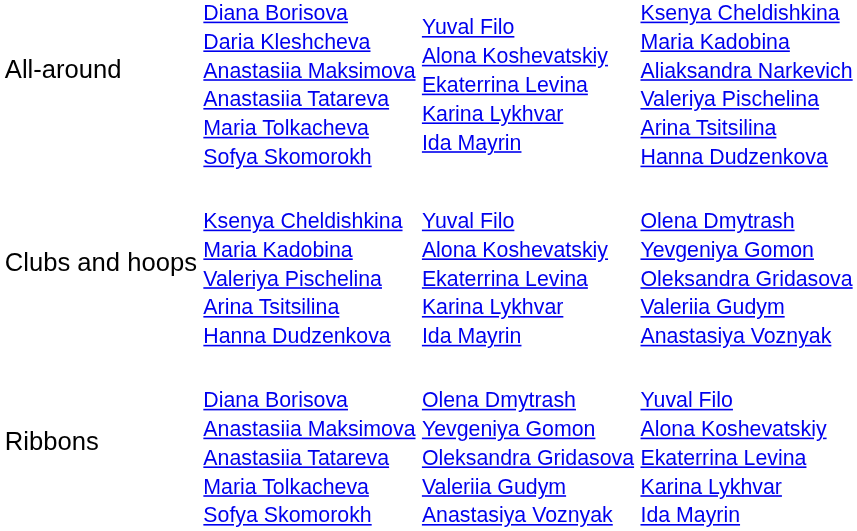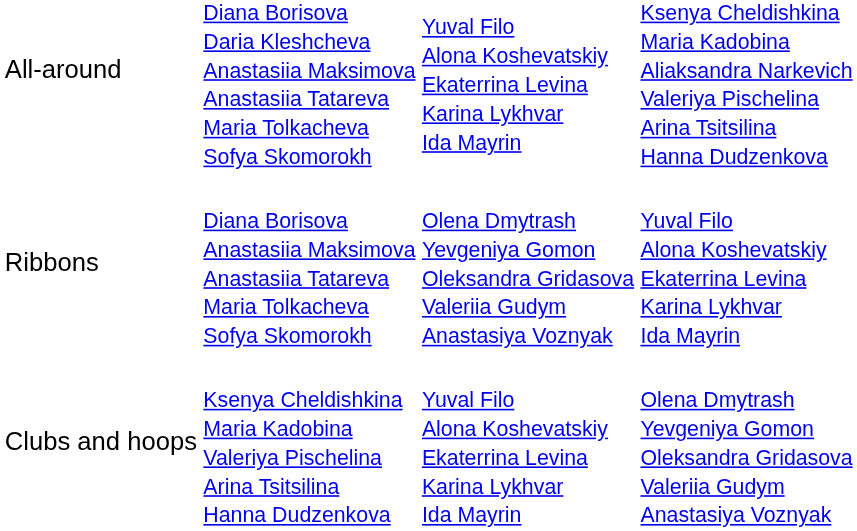rows swapped: (52, 442) <-> (101, 262)
